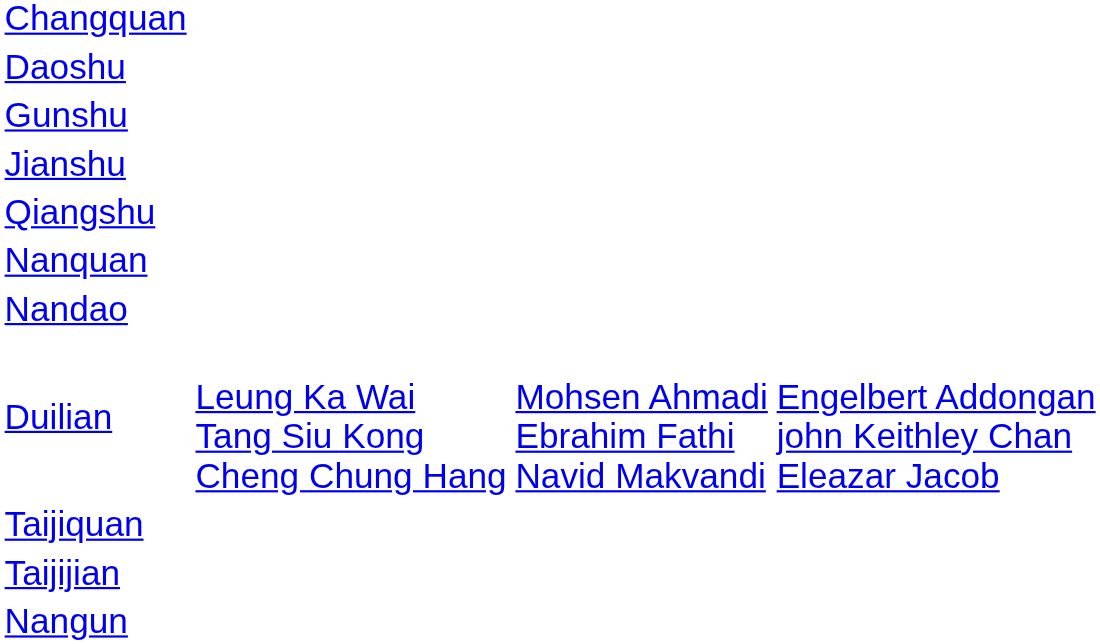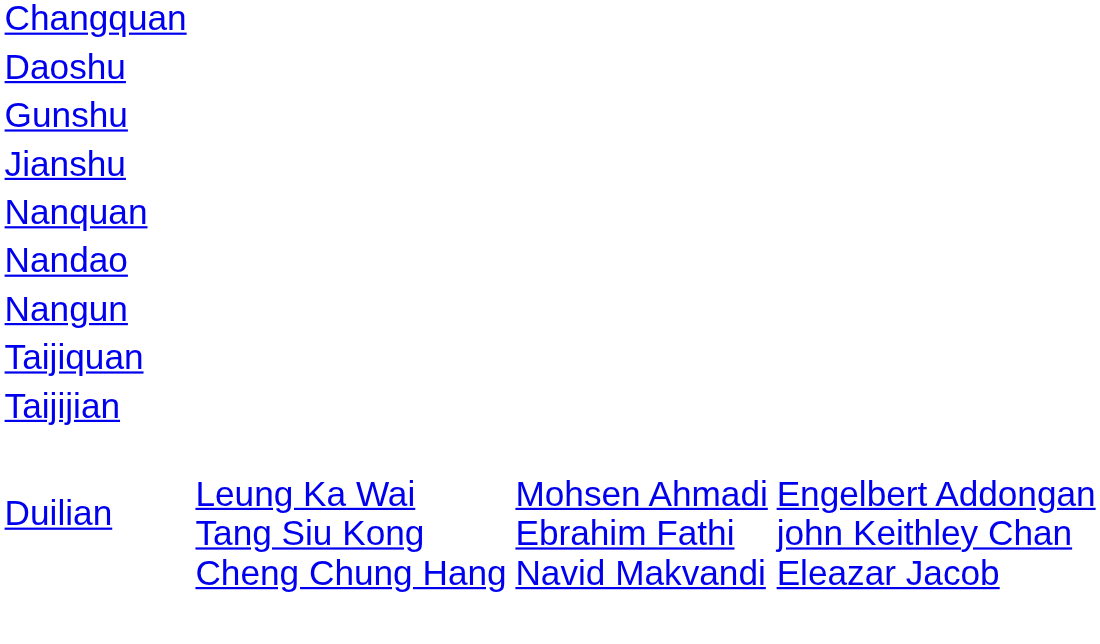- row: (80, 212)
rows swapped: (66, 621) <-> (58, 417)
